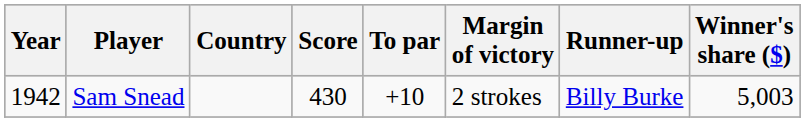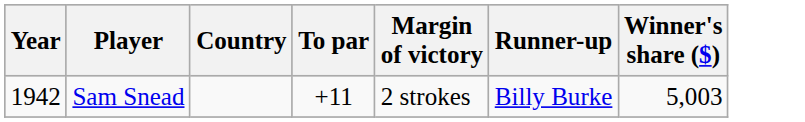- column: (328, 40)
(405, 96) +10 -> (334, 96) +11
